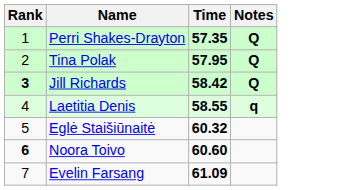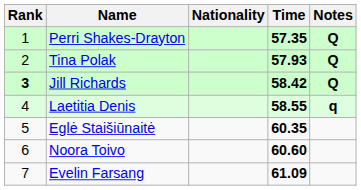+ column: (228, 15)
(210, 60) 57.95 -> (289, 60) 57.93
(210, 128) 60.32 -> (289, 128) 60.35
(25, 151) bold -> (25, 151) normal
